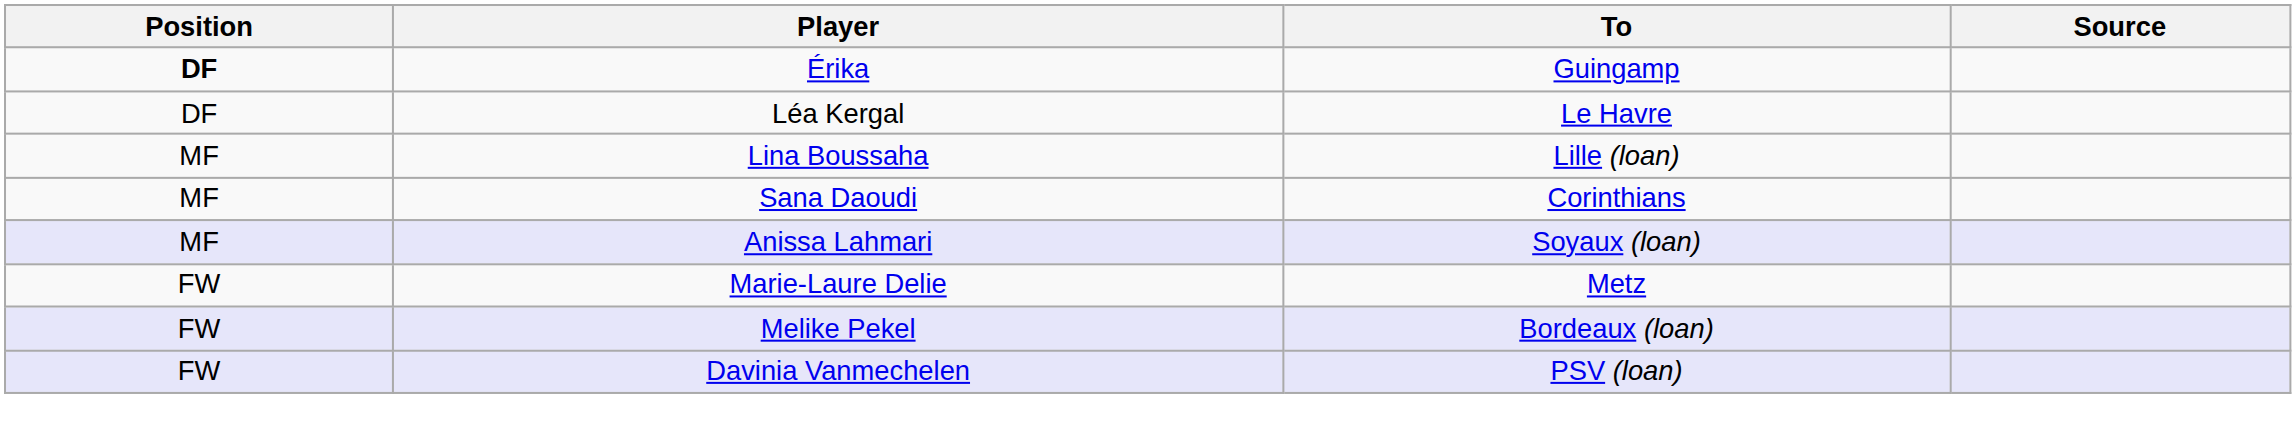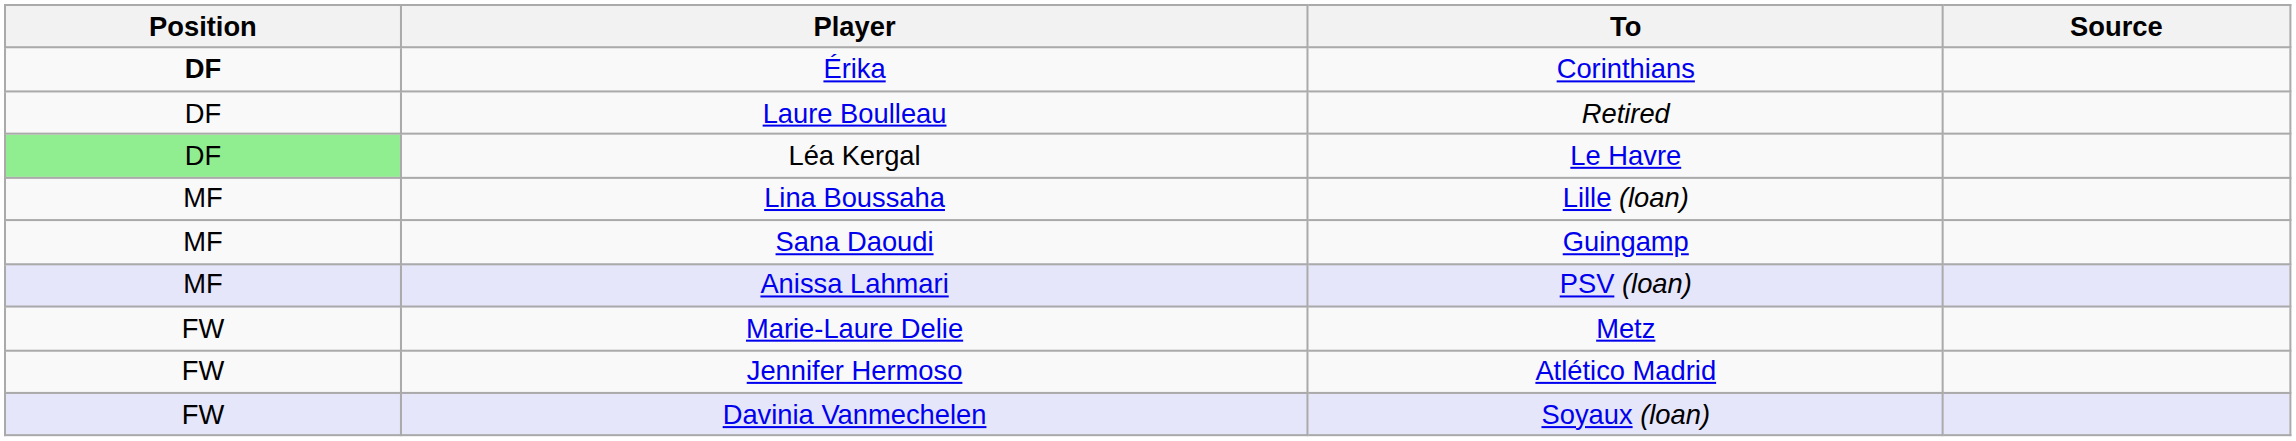(1617, 69) Guingamp -> (1626, 69) Corinthians
+ row: (855, 112)
(199, 112) no background -> (203, 155) lightgreen background
(1617, 199) Corinthians -> (1626, 242) Guingamp
(1617, 242) Soyaux (loan) -> (1626, 285) PSV (loan)
+ row: (855, 371)
- row: (838, 328)
(1617, 371) PSV (loan) -> (1626, 414) Soyaux (loan)
